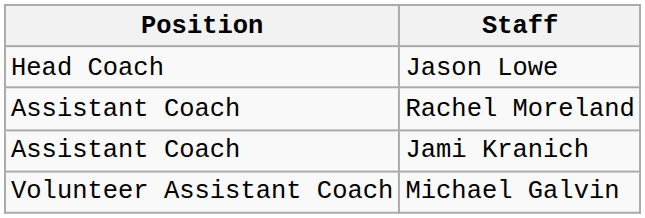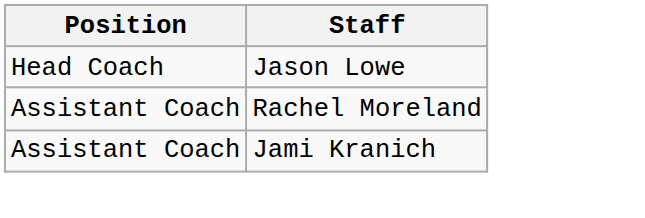- row: (512, 192)
